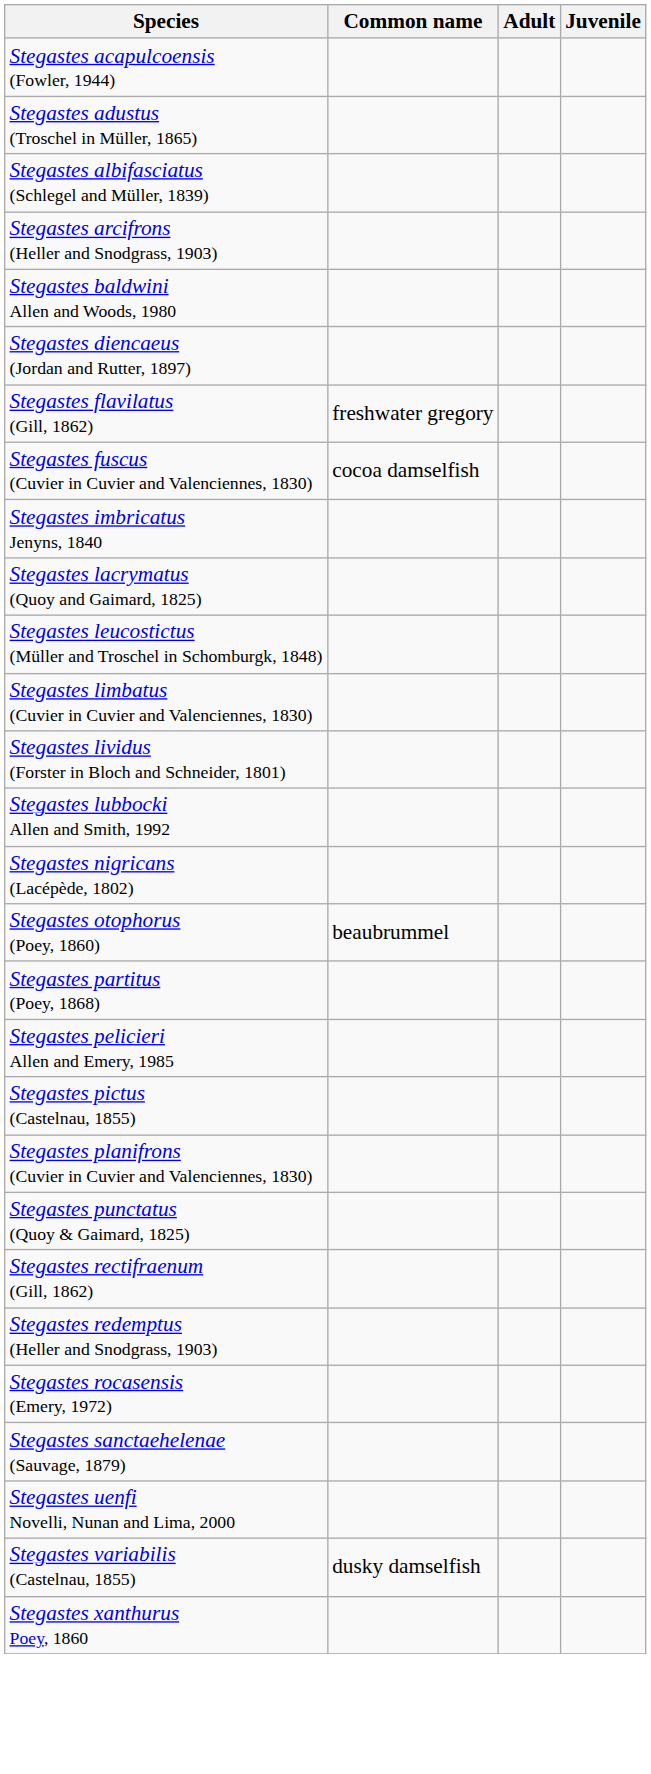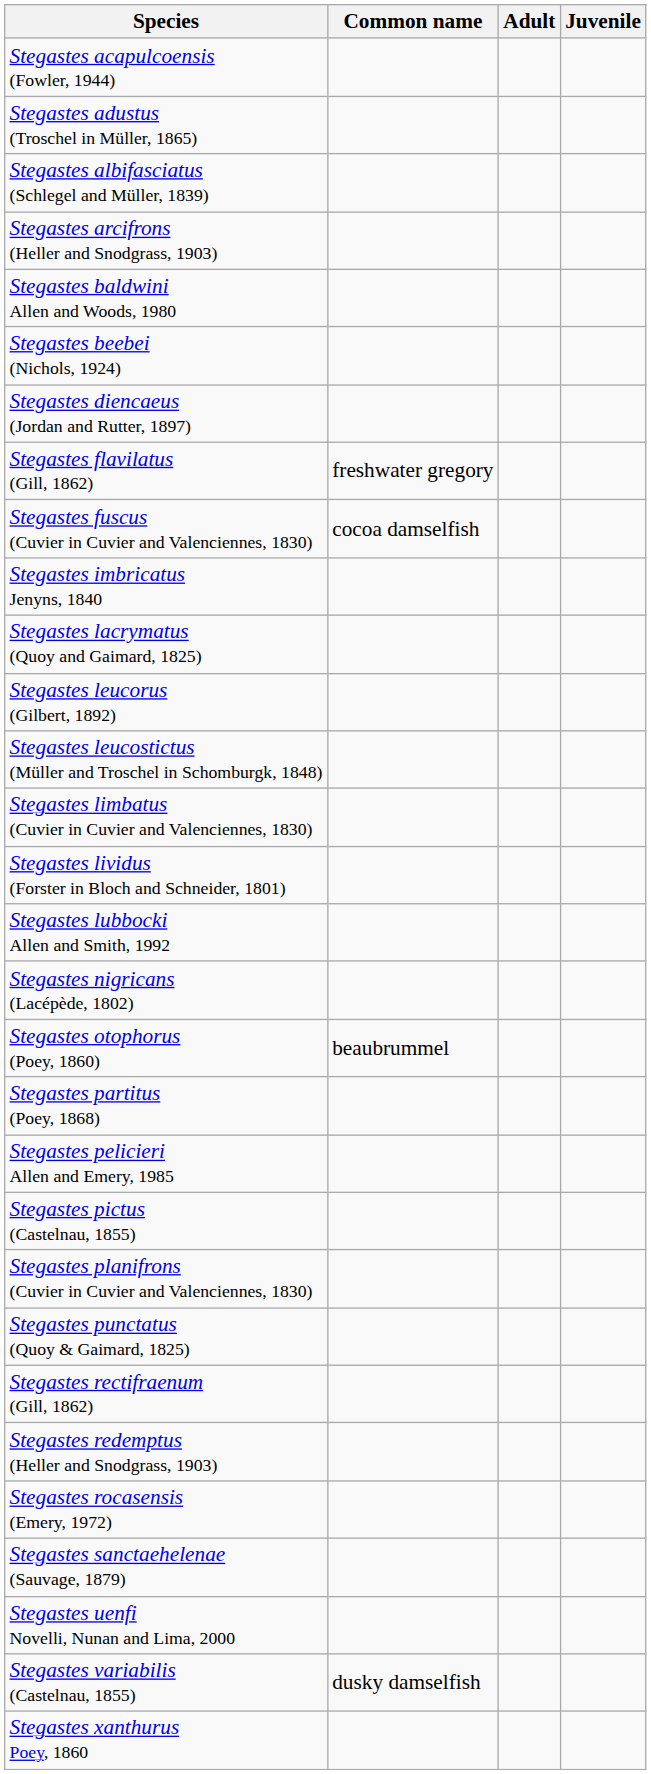+ row: (80, 355)
+ row: (88, 701)
